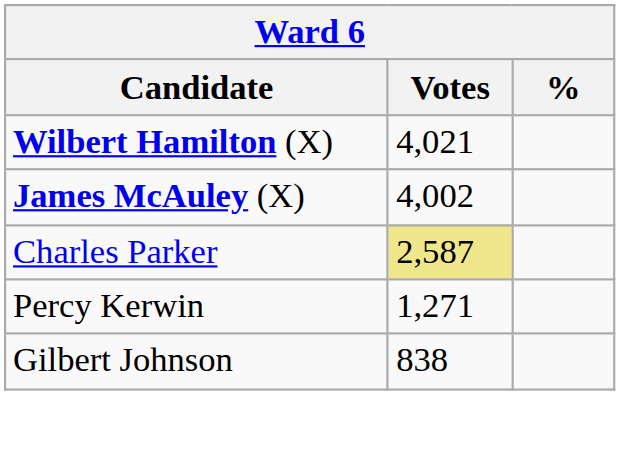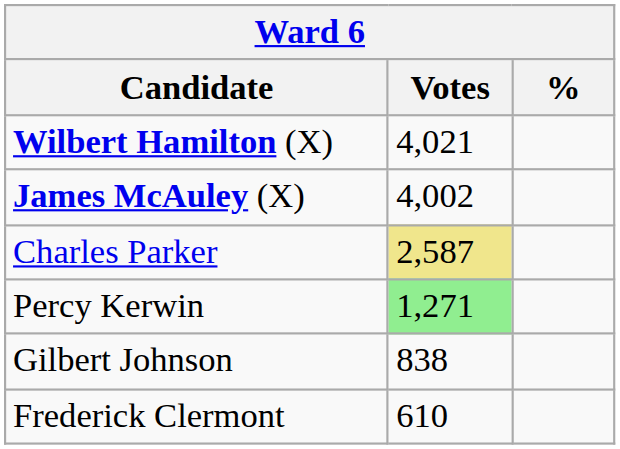(435, 305) no background -> (435, 305) lightgreen background
+ row: (149, 415)
